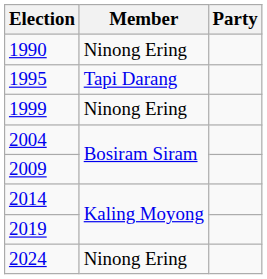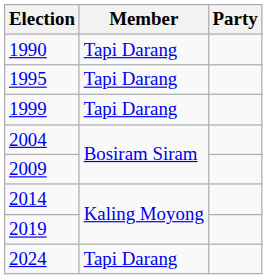(135, 49) Ninong Ering -> (131, 49) Tapi Darang
(135, 109) Ninong Ering -> (131, 109) Tapi Darang
(135, 259) Ninong Ering -> (131, 259) Tapi Darang
